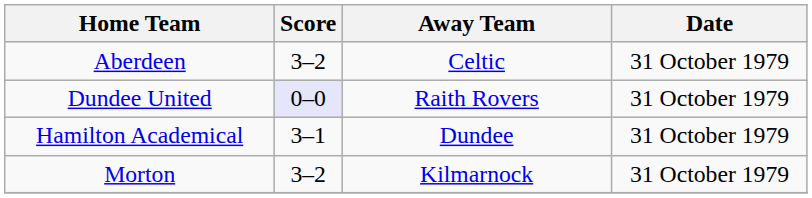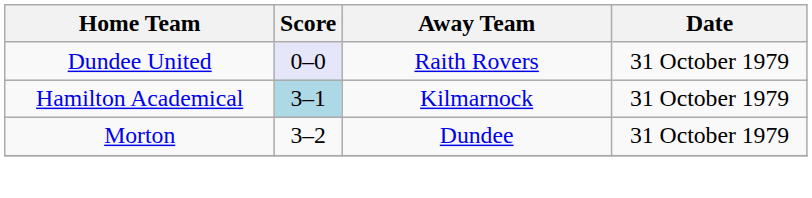- row: (140, 60)
(308, 135) no background -> (308, 98) lightblue background
(477, 135) Dundee -> (477, 98) Kilmarnock
(477, 173) Kilmarnock -> (477, 135) Dundee
